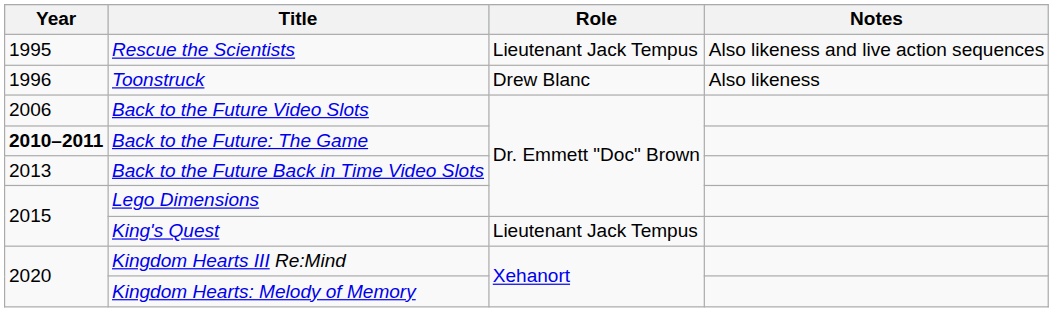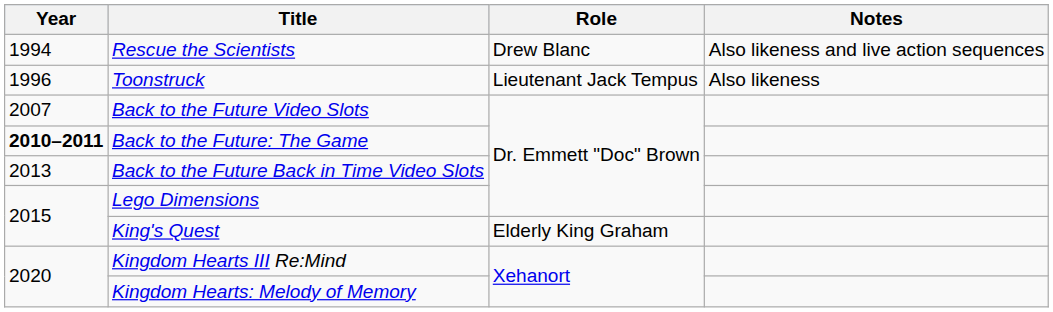(30, 49) 1995 -> (30, 49) 1994
(595, 49) Lieutenant Jack Tempus -> (541, 49) Drew Blanc
(541, 79) Drew Blanc -> (595, 79) Lieutenant Jack Tempus
(30, 110) 2006 -> (30, 110) 2007
(595, 230) Lieutenant Jack Tempus -> (581, 230) Elderly King Graham
